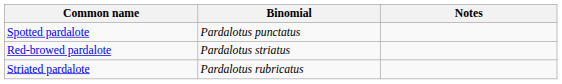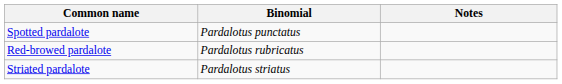(245, 50) Pardalotus striatus -> (252, 50) Pardalotus rubricatus
(252, 69) Pardalotus rubricatus -> (245, 69) Pardalotus striatus
